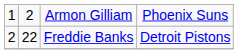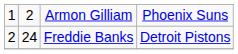(30, 37) 22 -> (30, 37) 24
